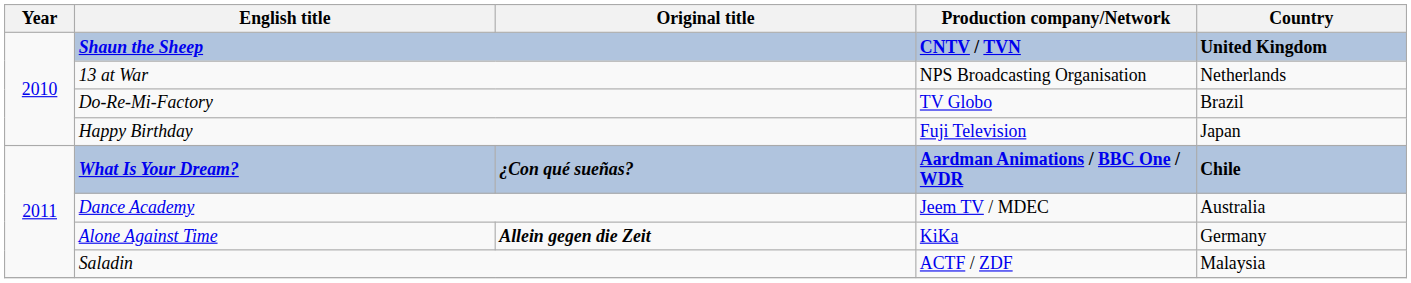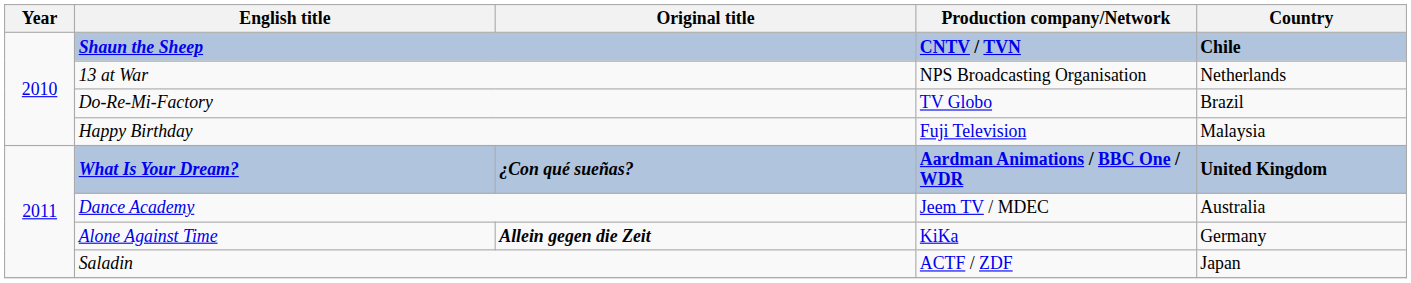(1264, 46) United Kingdom -> (1220, 46) Chile
(1220, 131) Japan -> (1233, 131) Malaysia
(1220, 169) Chile -> (1264, 169) United Kingdom
(1233, 263) Malaysia -> (1220, 263) Japan
